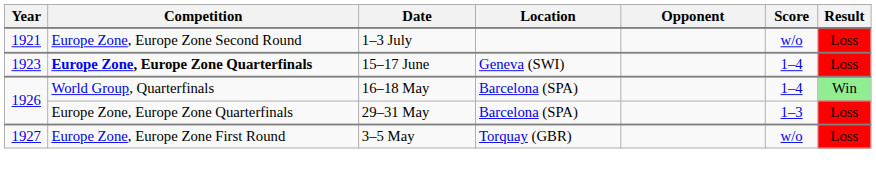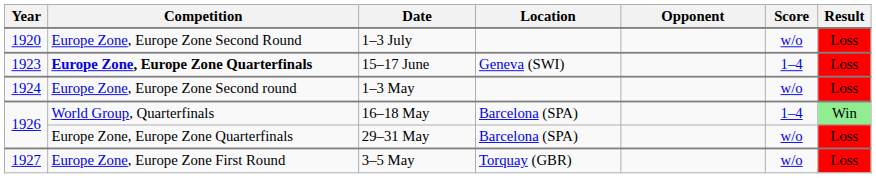(26, 40) 1921 -> (26, 40) 1920
+ row: (388, 88)
(792, 112) 1–3 -> (792, 136) w/o
